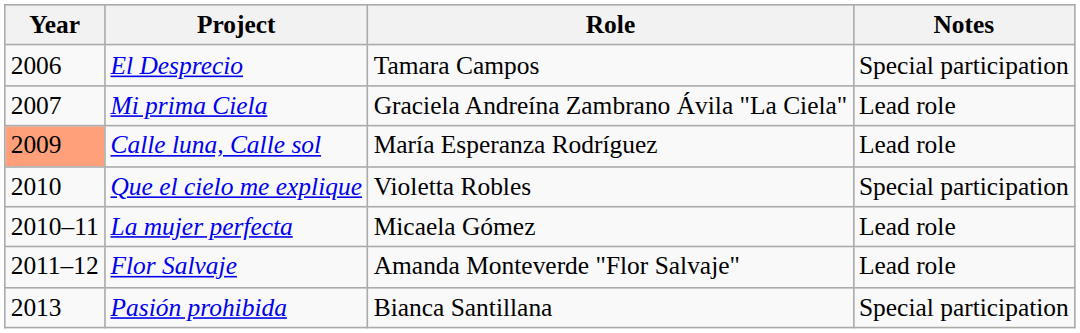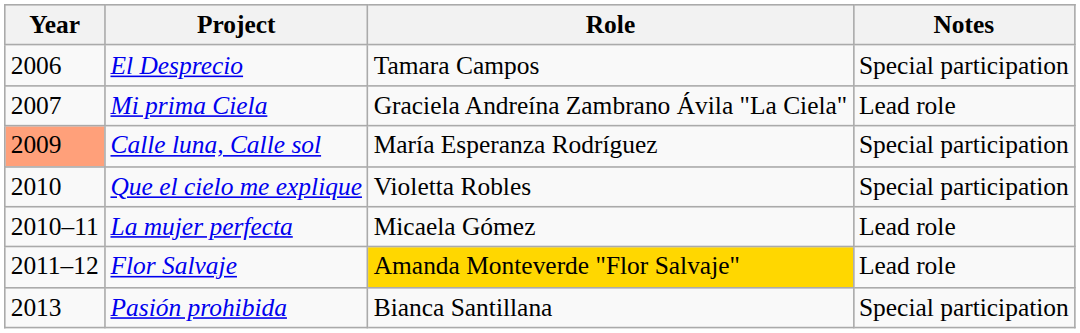(907, 145) Lead role -> (964, 145) Special participation
(557, 266) no background -> (557, 266) gold background
